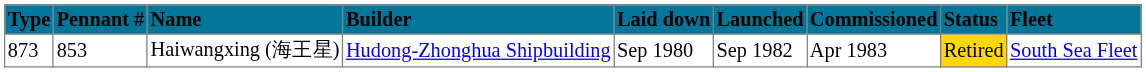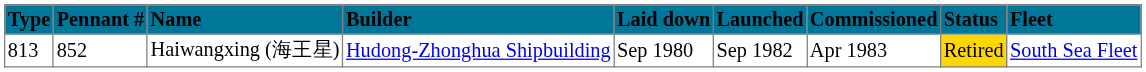(23, 50) 873 -> (23, 50) 813
(72, 50) 853 -> (72, 50) 852
